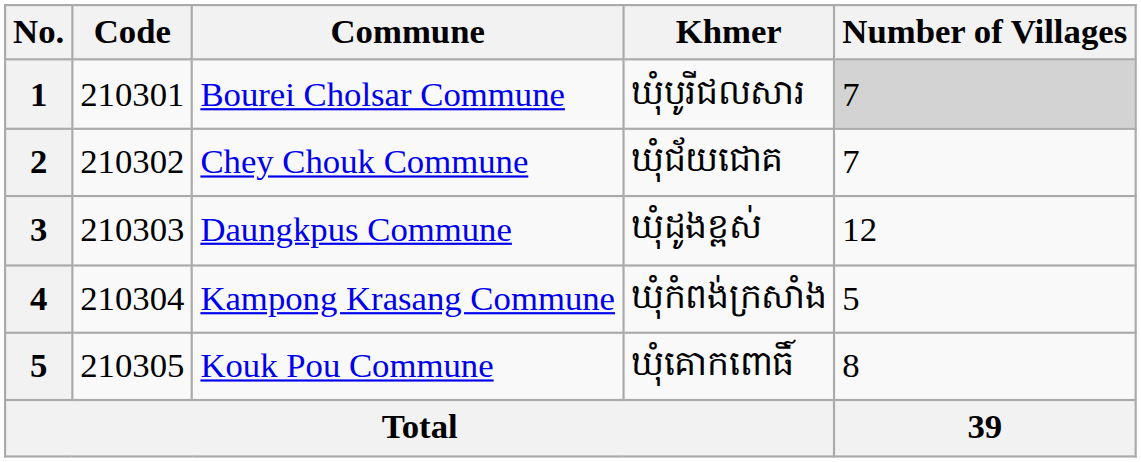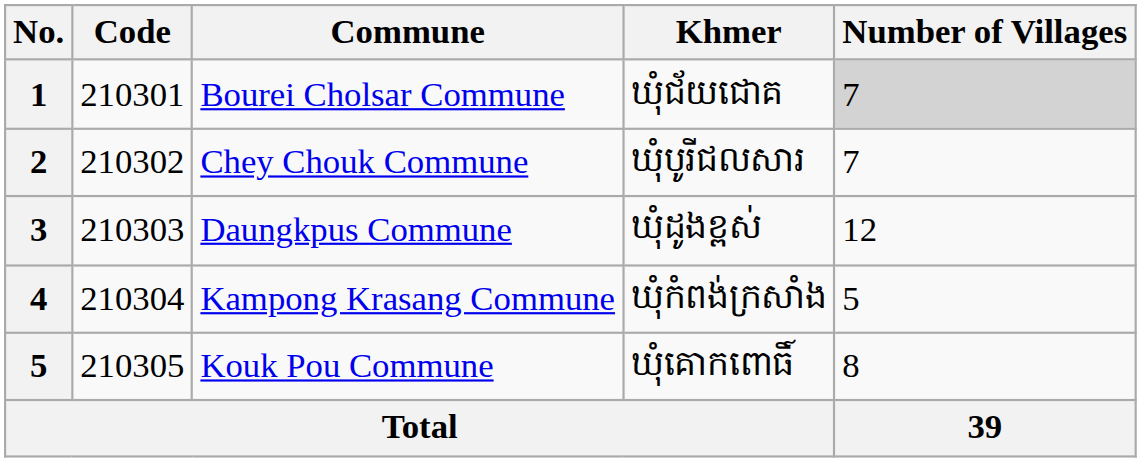(718, 91) ឃុំបូរីជលសារ -> (707, 91) ឃុំជ័យជោគ
(707, 159) ឃុំជ័យជោគ -> (718, 159) ឃុំបូរីជលសារ
